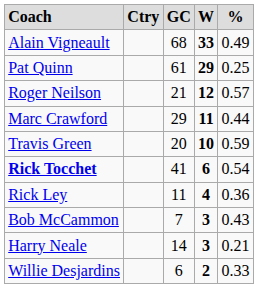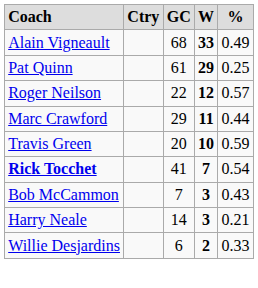(179, 93) 21 -> (179, 93) 22
(206, 169) 6 -> (206, 169) 7
- row: (38, 194)
